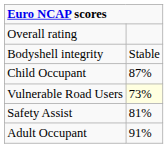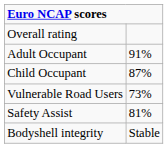rows swapped: (47, 133) <-> (55, 53)
(140, 93) lightyellow background -> (140, 93) no background
